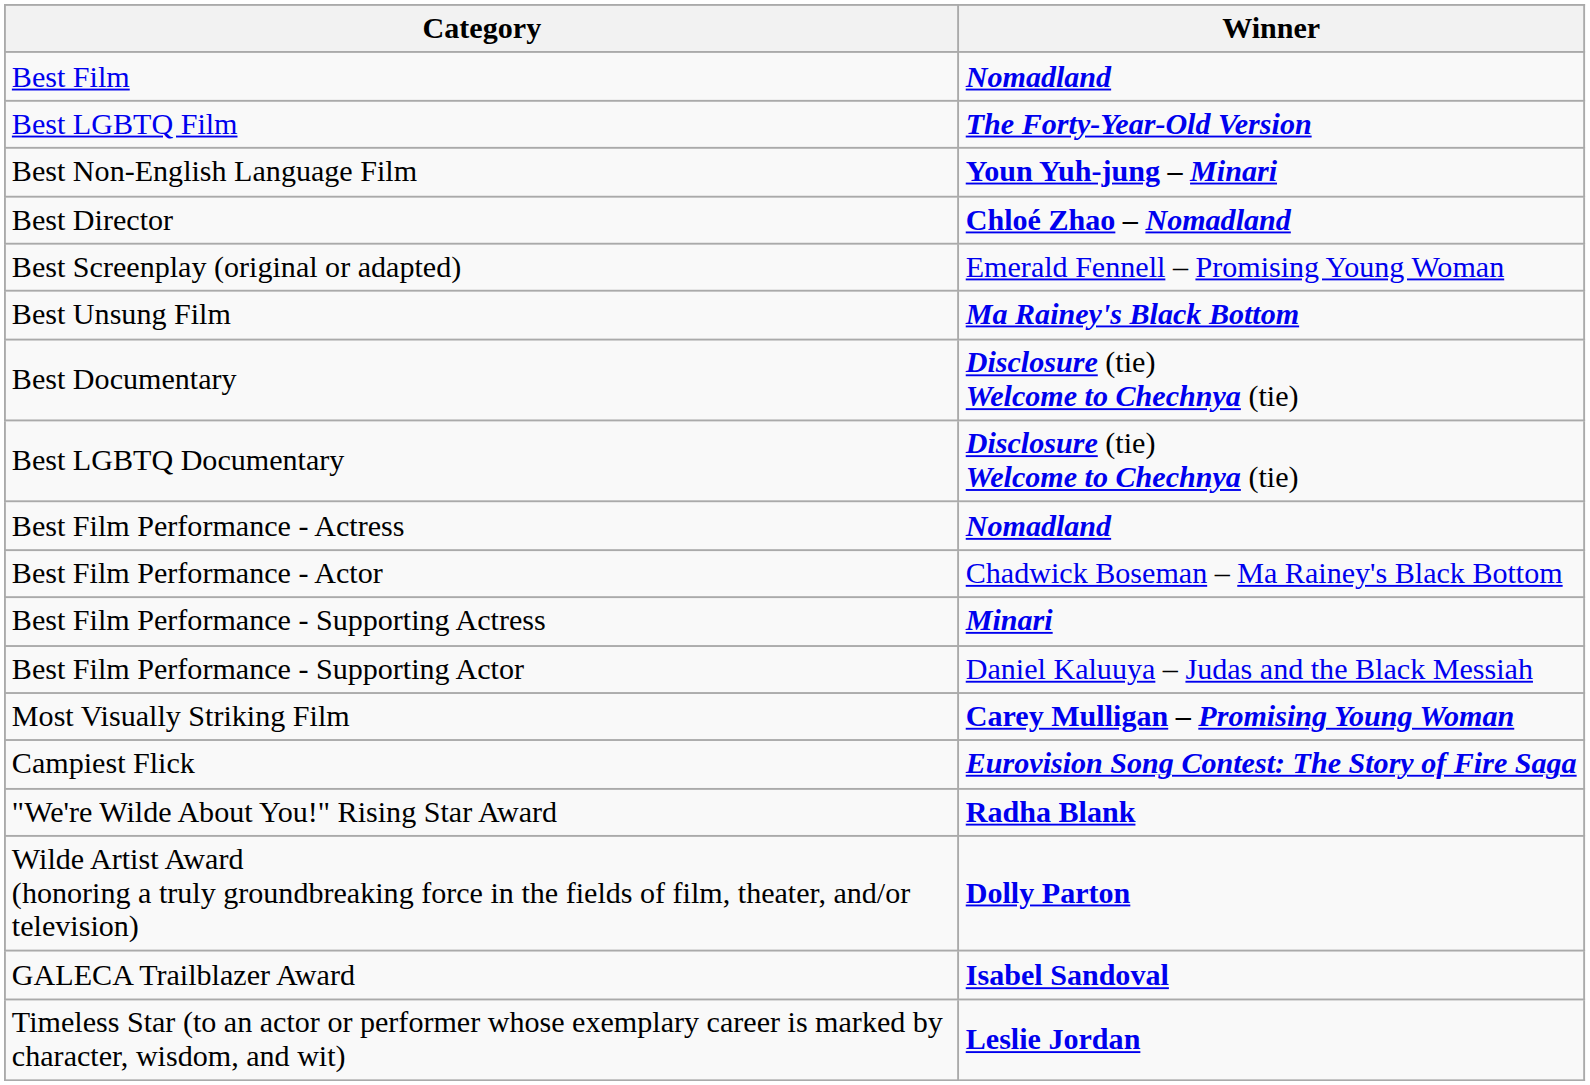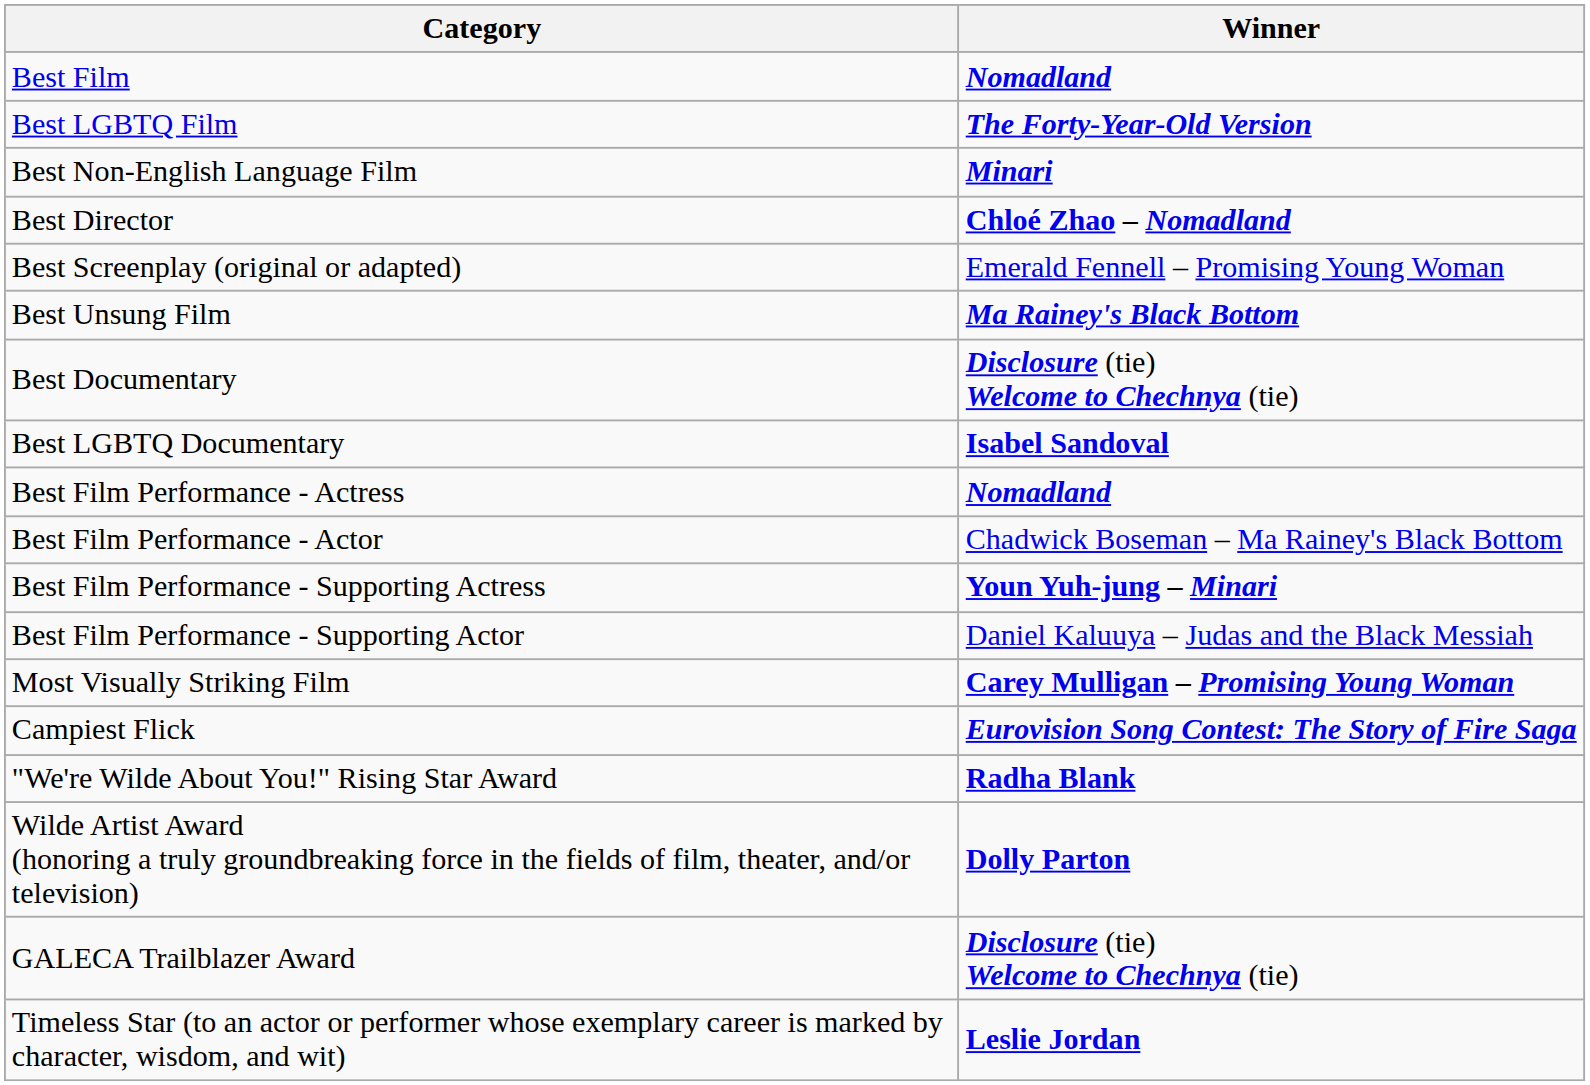(1121, 171) Youn Yuh-jung – Minari -> (1009, 171) Minari
(1132, 460) Disclosure (tie) Welcome to Chechnya (tie) -> (1067, 443) Isabel Sandoval
(1009, 620) Minari -> (1121, 586) Youn Yuh-jung – Minari
(1067, 974) Isabel Sandoval -> (1132, 957) Disclosure (tie) Welcome to Chechnya (tie)
